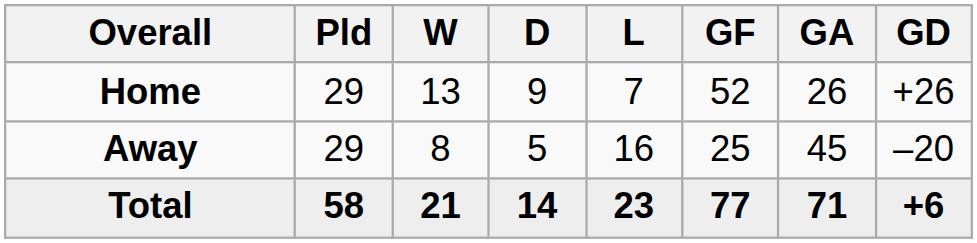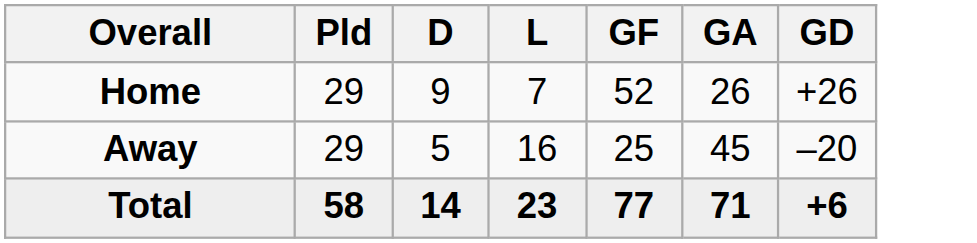- column: (440, 33)
